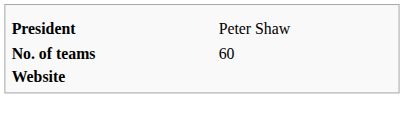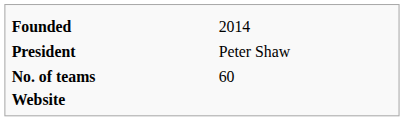+ row: (42, 26)
